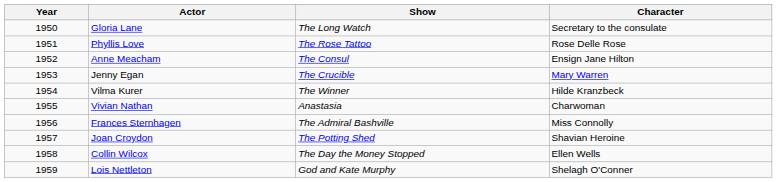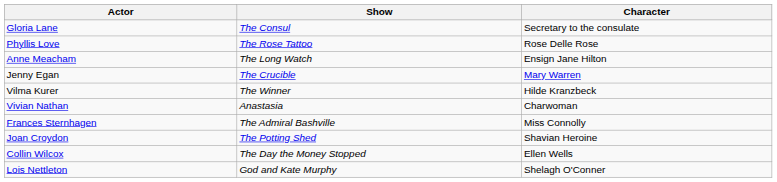- column: (47, 12)
(334, 28) The Long Watch -> (265, 28) The Consul
(324, 59) The Consul -> (276, 59) The Long Watch
